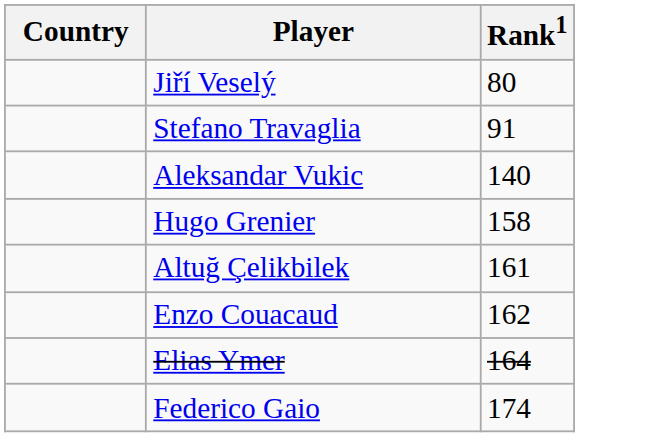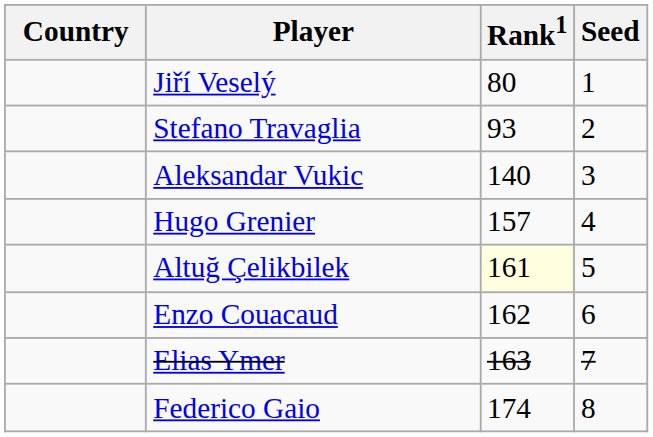+ column: (610, 31)
(502, 128) 91 -> (502, 128) 93
(509, 221) 158 -> (509, 221) 157
(509, 267) no background -> (509, 267) lightyellow background
(509, 360) 164 -> (509, 360) 163
